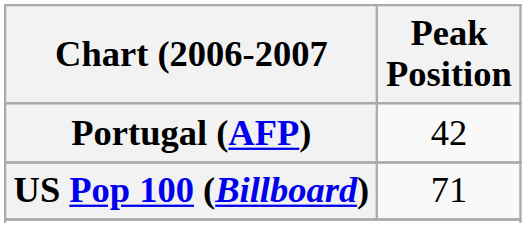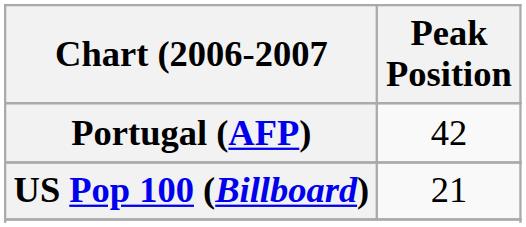(449, 190) 71 -> (449, 190) 21
